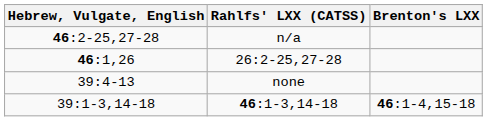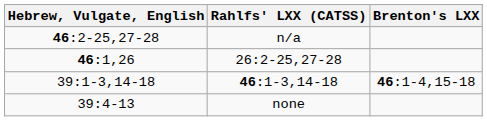rows swapped: (289, 105) <-> (289, 82)
